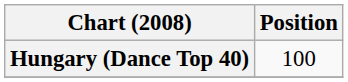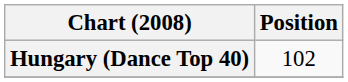(299, 58) 100 -> (299, 58) 102
